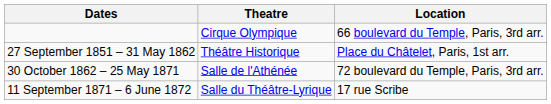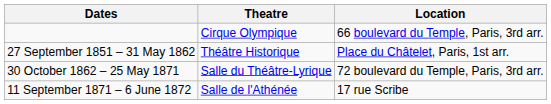(249, 71) Salle de l'Athénée -> (266, 71) Salle du Théâtre-Lyrique
(266, 90) Salle du Théâtre-Lyrique -> (249, 90) Salle de l'Athénée
